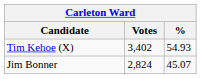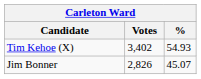(140, 64) 2,824 -> (140, 64) 2,826
